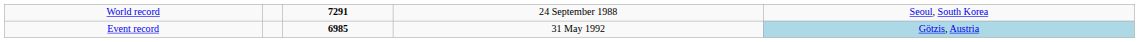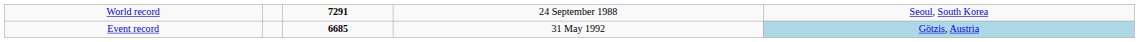(338, 29) 6985 -> (338, 29) 6685
